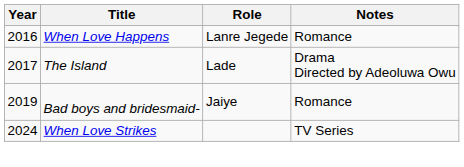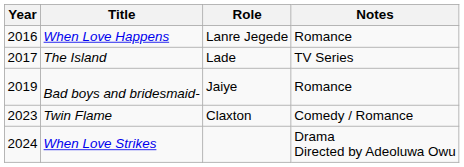(375, 65) Drama Directed by Adeoluwa Owu -> (324, 57) TV Series
+ row: (78, 115)
(324, 130) TV Series -> (375, 144) Drama Directed by Adeoluwa Owu
